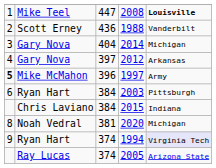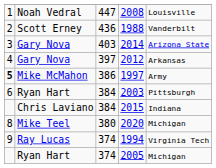(44, 12) Mike Teel -> (49, 12) Noah Vedral
(172, 12) bold -> (172, 12) normal
(107, 44) 404 -> (107, 44) 403
(167, 44) Michigan -> (179, 44) Arizona State
(107, 76) 396 -> (107, 76) 386
(49, 124) Noah Vedral -> (44, 124) Mike Teel
(107, 124) 381 -> (107, 124) 380
(44, 139) Ryan Hart -> (44, 139) Ray Lucas
(179, 139) lavender background -> (179, 139) no background
(44, 155) Ray Lucas -> (44, 155) Ryan Hart
(179, 155) Arizona State -> (167, 155) Michigan
